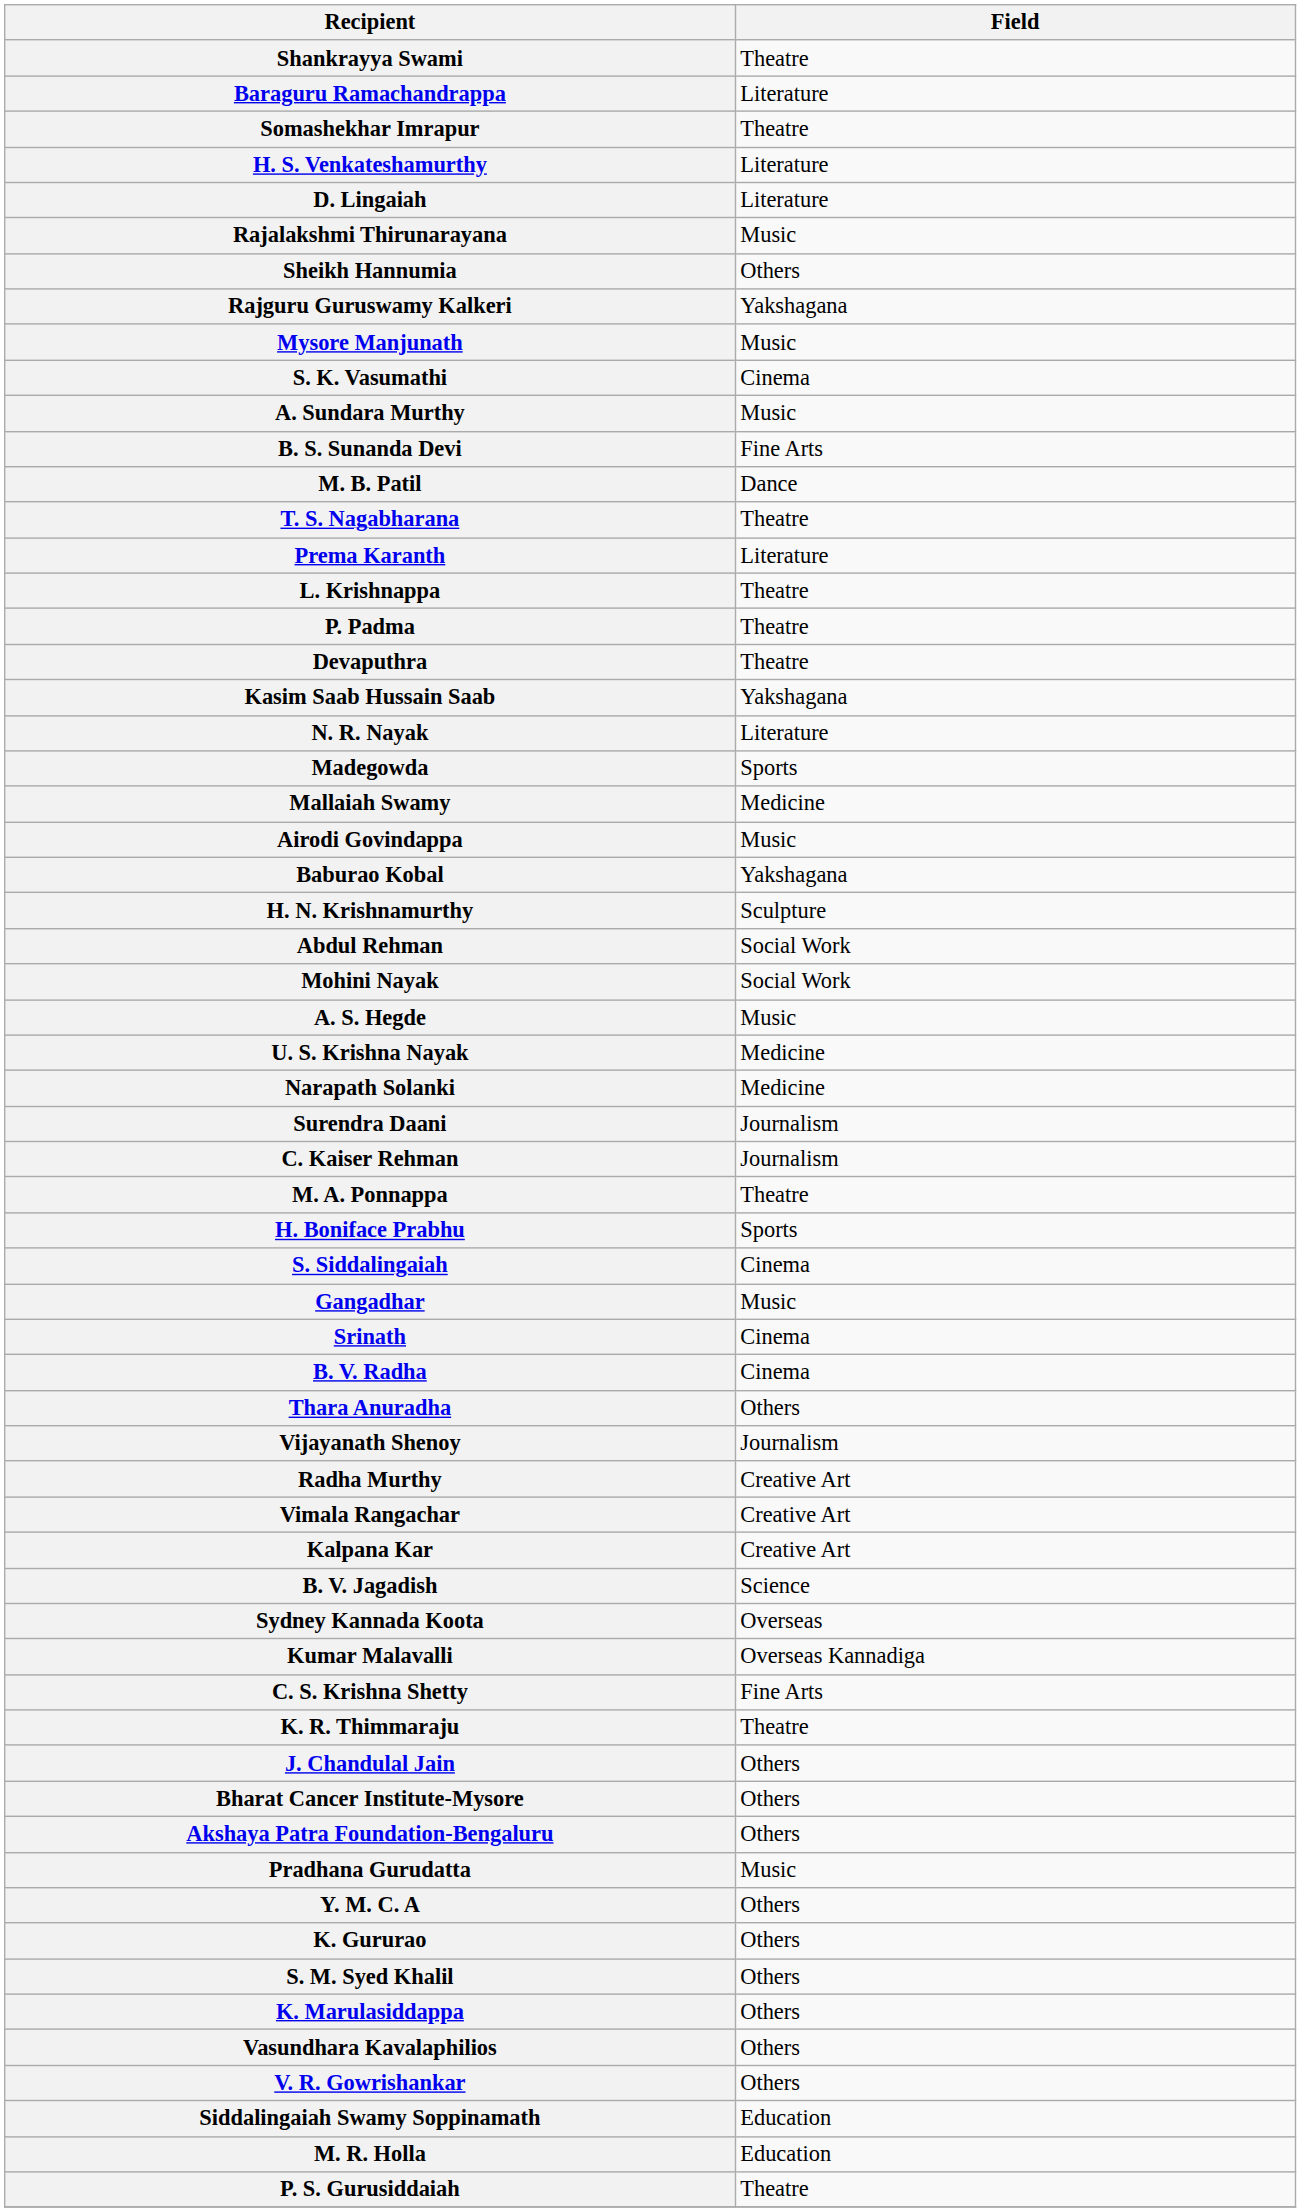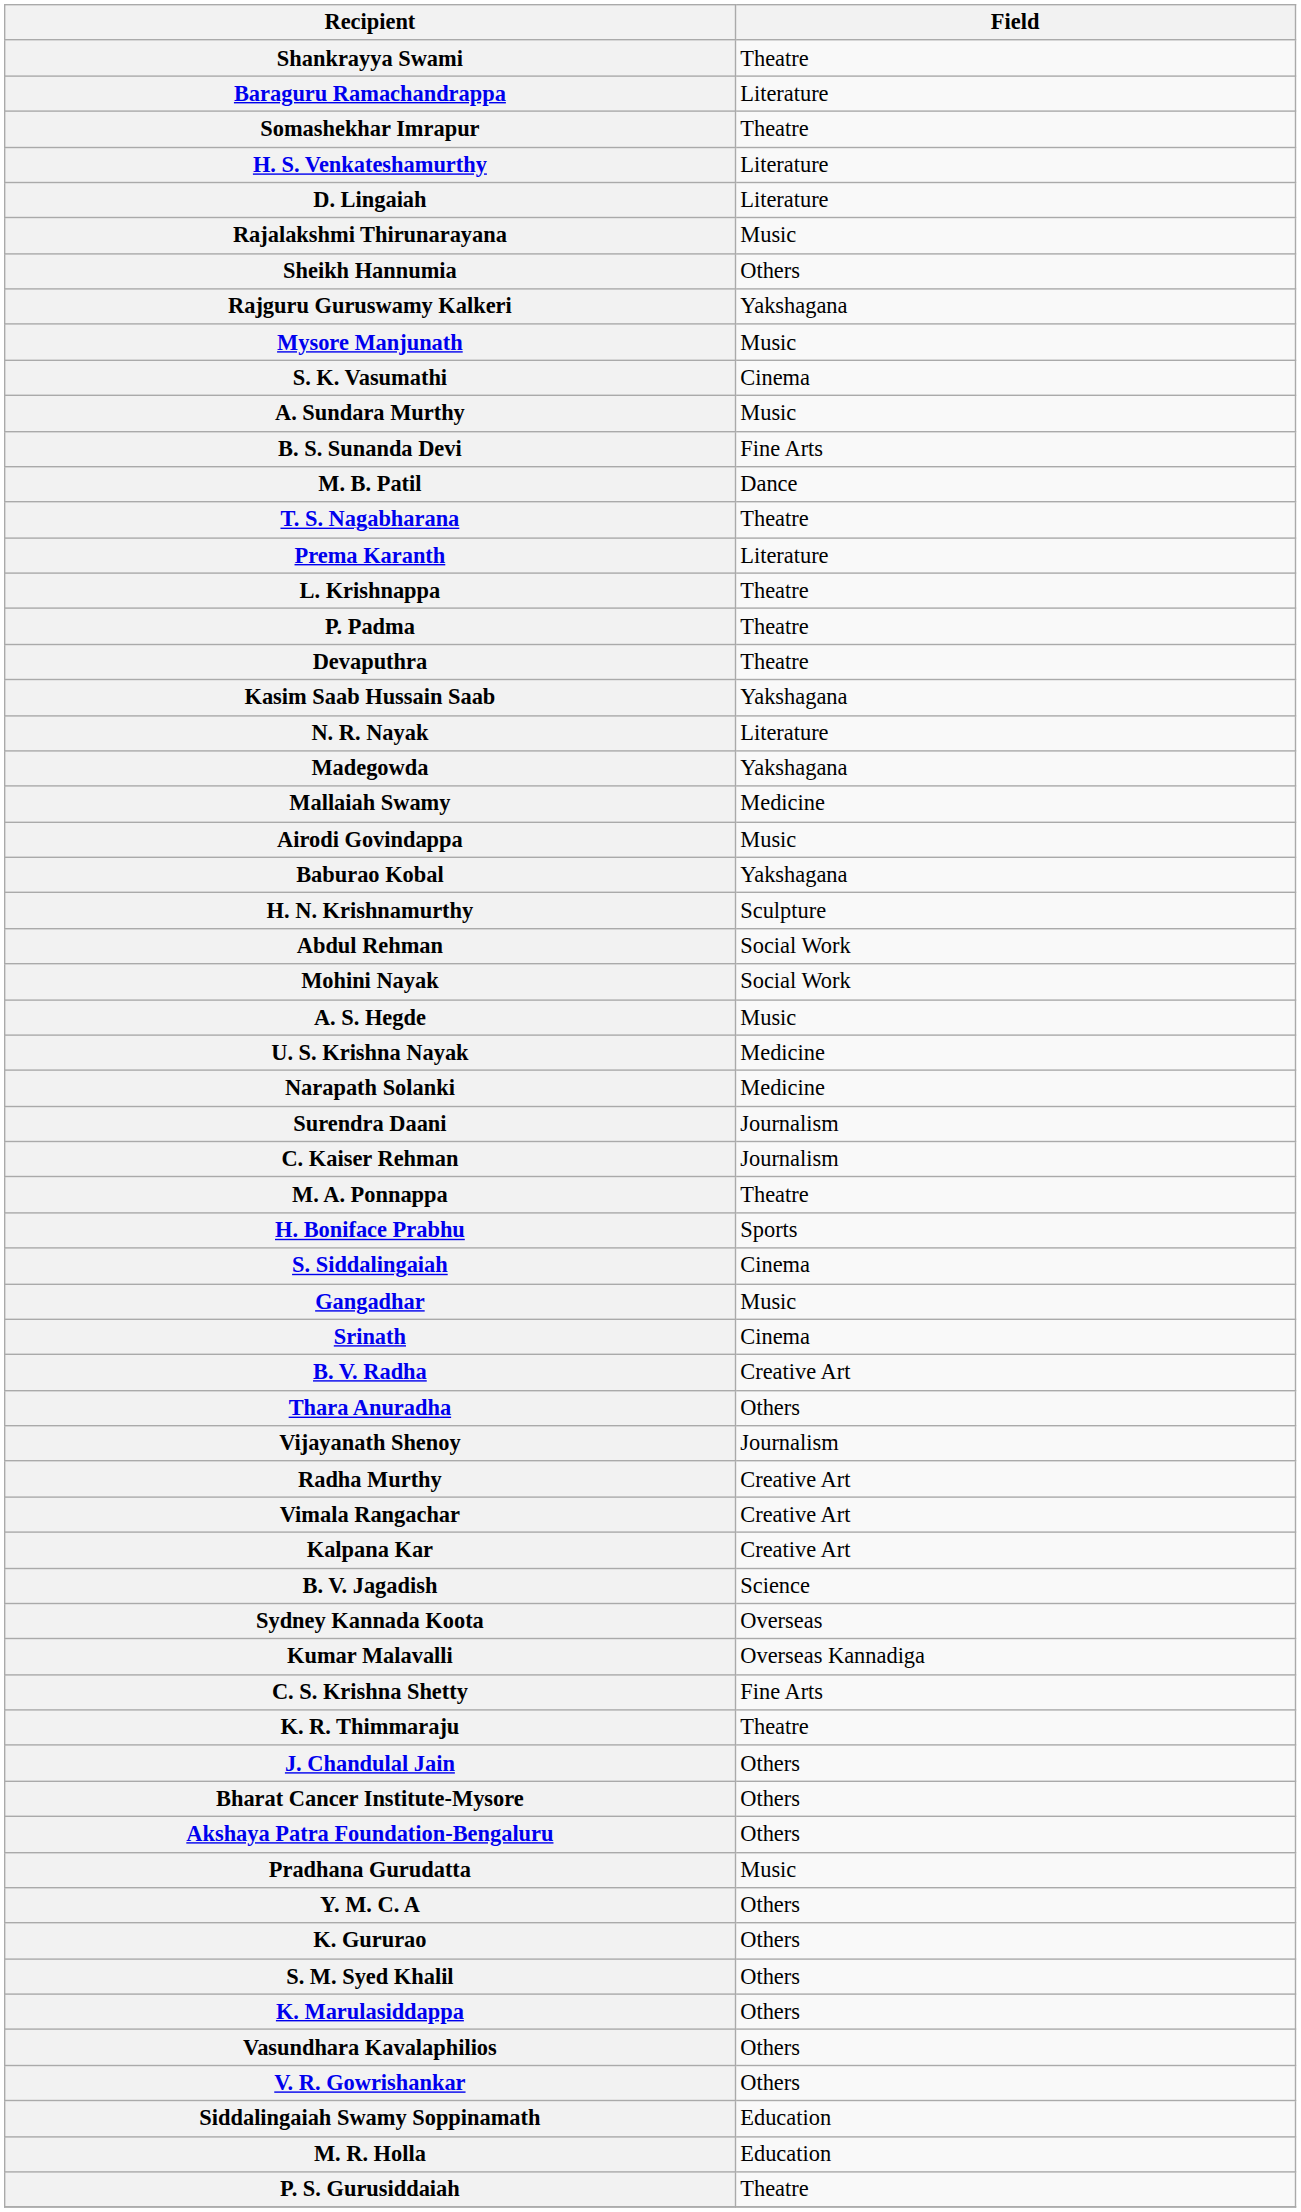(769, 768) Sports -> (794, 768) Yakshagana
(775, 1372) Cinema -> (795, 1372) Creative Art
